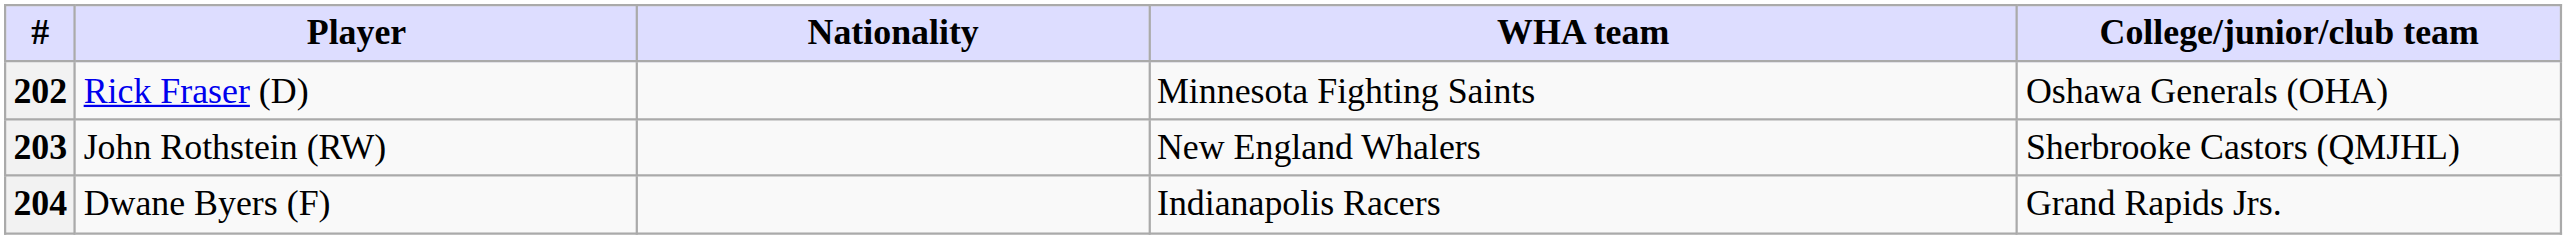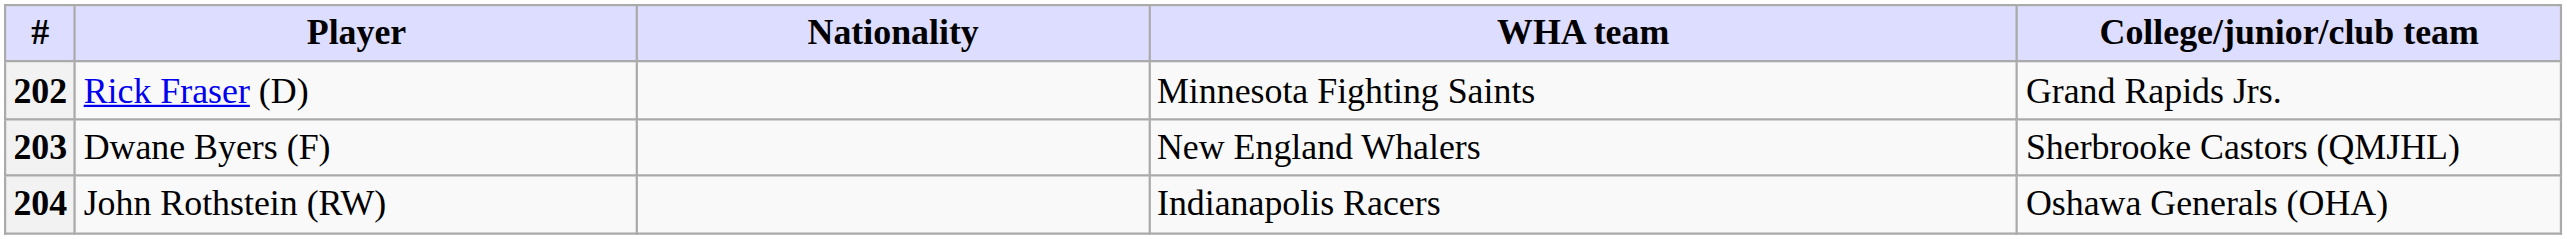(2207, 89) Oshawa Generals (OHA) -> (2154, 89) Grand Rapids Jrs.
(235, 146) John Rothstein (RW) -> (207, 146) Dwane Byers (F)
(207, 203) Dwane Byers (F) -> (235, 203) John Rothstein (RW)
(2154, 203) Grand Rapids Jrs. -> (2207, 203) Oshawa Generals (OHA)
